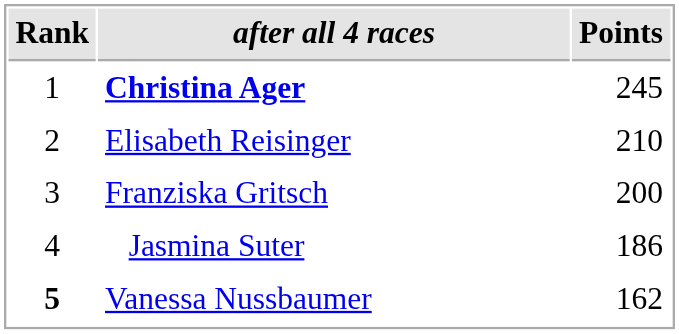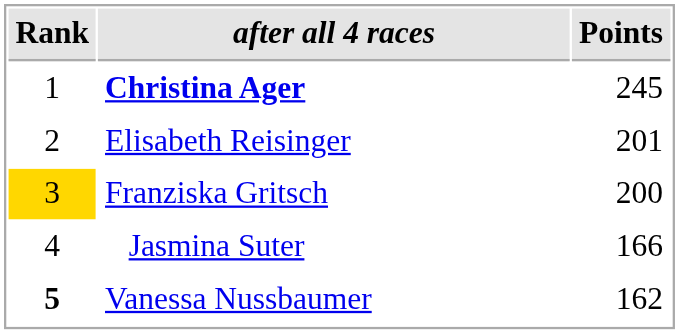(639, 140) 210 -> (639, 140) 201
(52, 193) no background -> (52, 193) gold background
(639, 246) 186 -> (639, 246) 166
